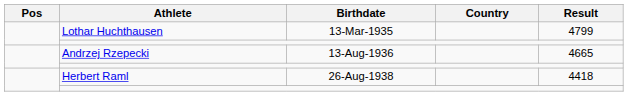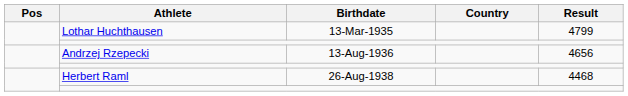(581, 54) 4665 -> (581, 54) 4656
(581, 76) 4418 -> (581, 76) 4468
